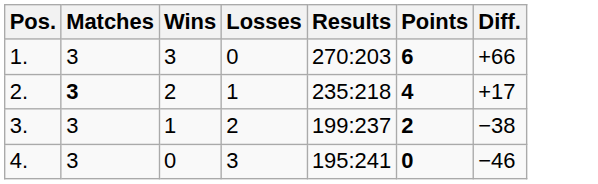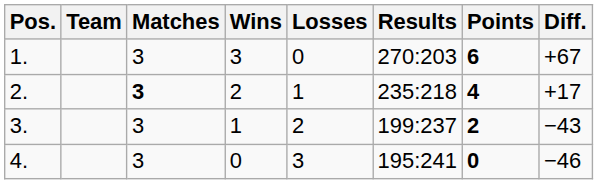+ column: (94, 21)
(497, 56) +66 -> (563, 56) +67
(497, 126) −38 -> (563, 126) −43
